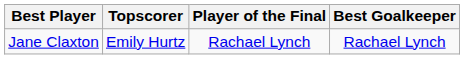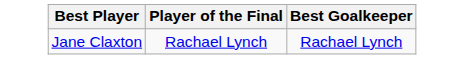- column: (146, 16)
